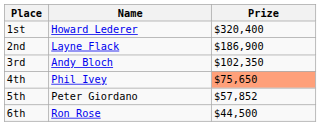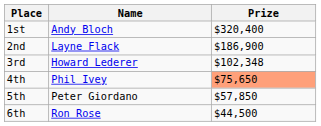(95, 30) Howard Lederer -> (82, 30) Andy Bloch
(82, 63) Andy Bloch -> (95, 63) Howard Lederer
(239, 63) $102,350 -> (239, 63) $102,348
(236, 96) $57,852 -> (236, 96) $57,850
